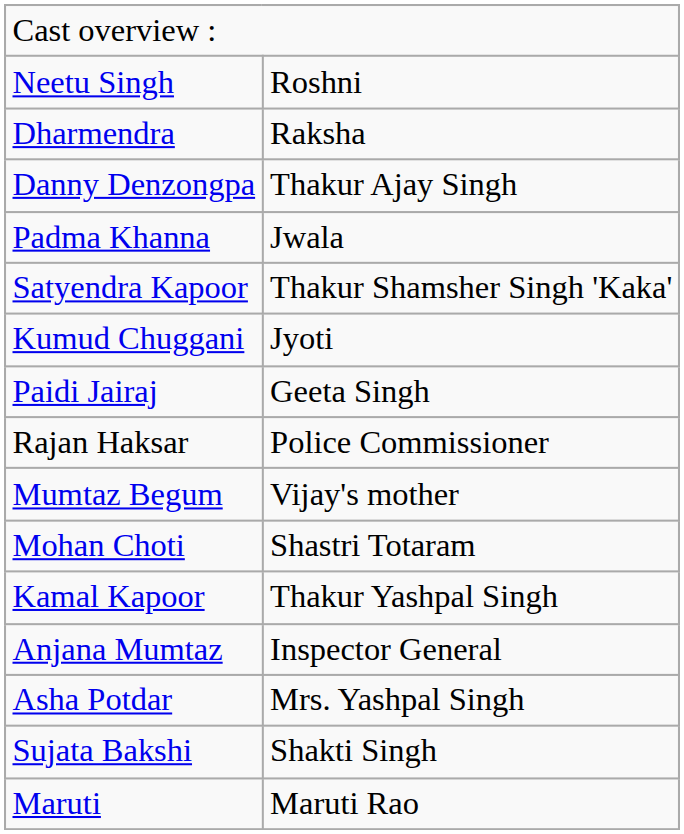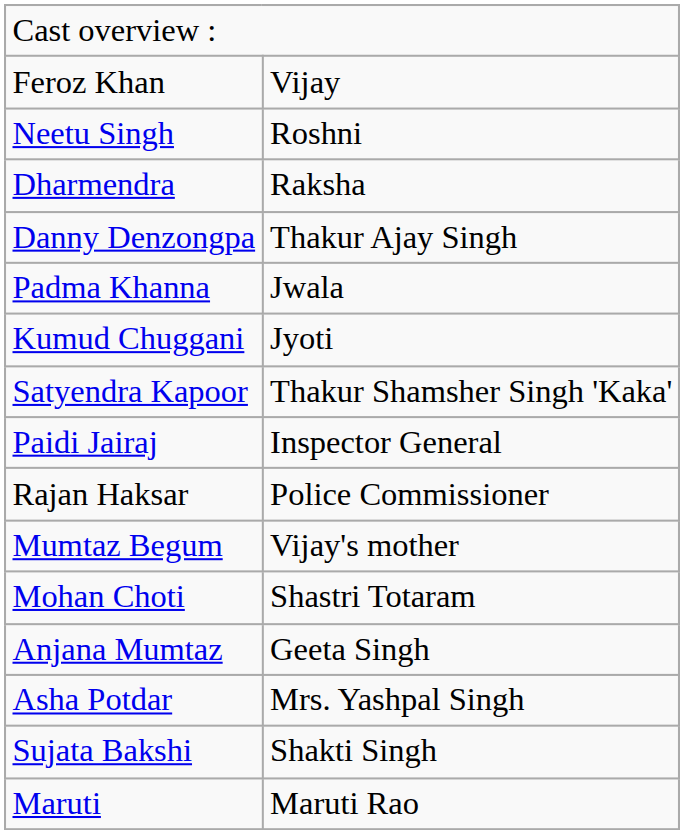+ row: (89, 81)
rows swapped: (130, 287) <-> (128, 339)
(350, 390) Geeta Singh -> (386, 442) Inspector General
- row: (109, 596)
(386, 648) Inspector General -> (350, 648) Geeta Singh
